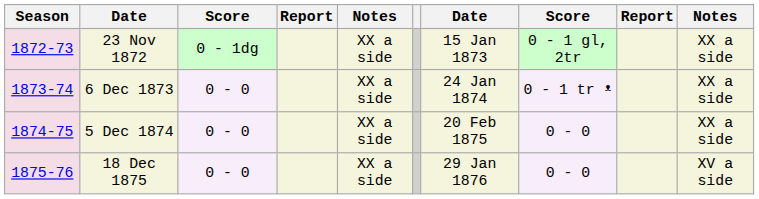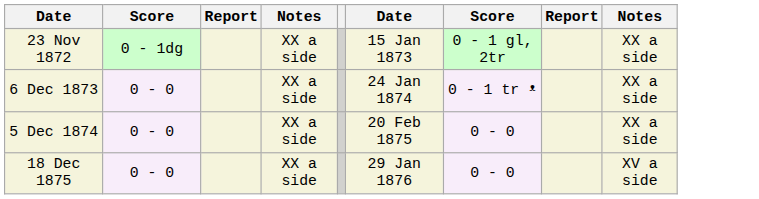- column: (42, 17)
